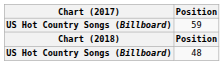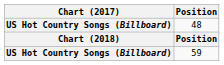rows swapped: (196, 25) <-> (196, 53)
